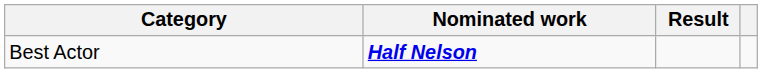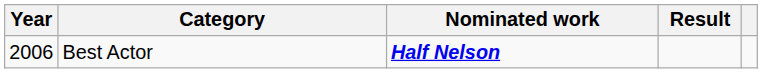+ column: (31, 20)
